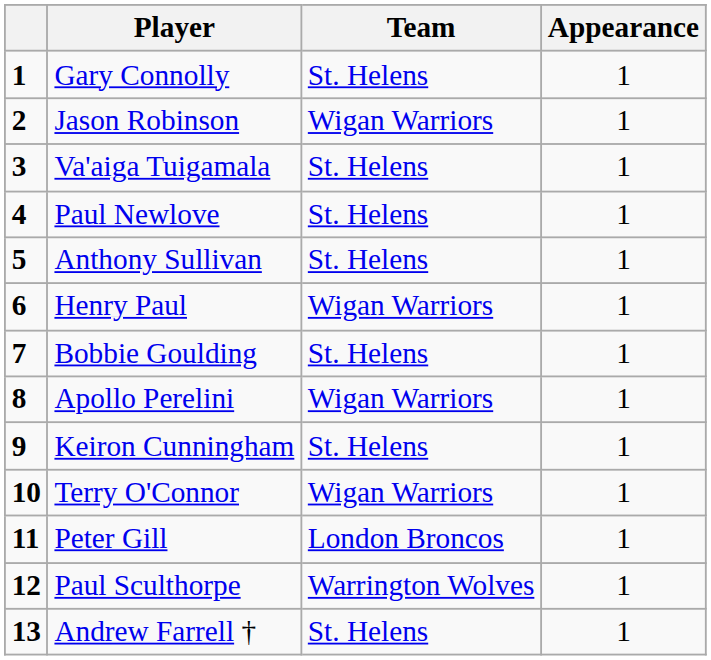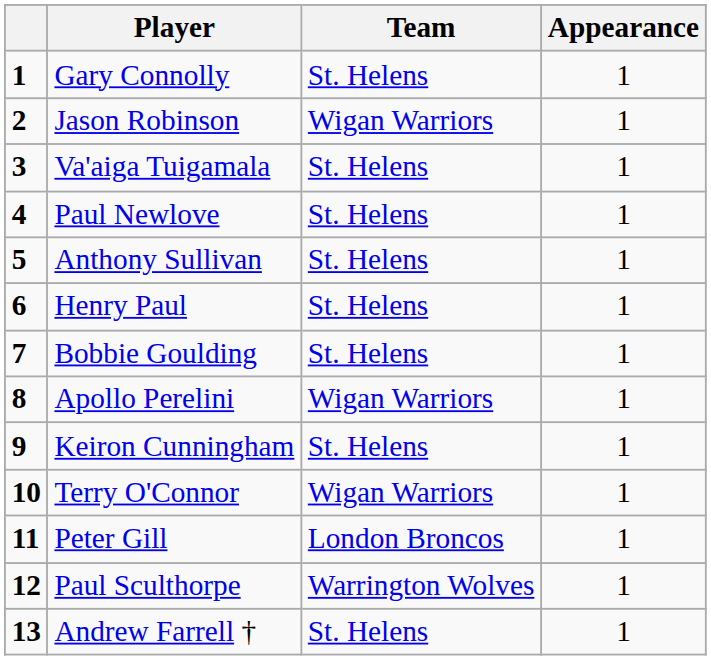(401, 306) Wigan Warriors -> (368, 306) St. Helens
